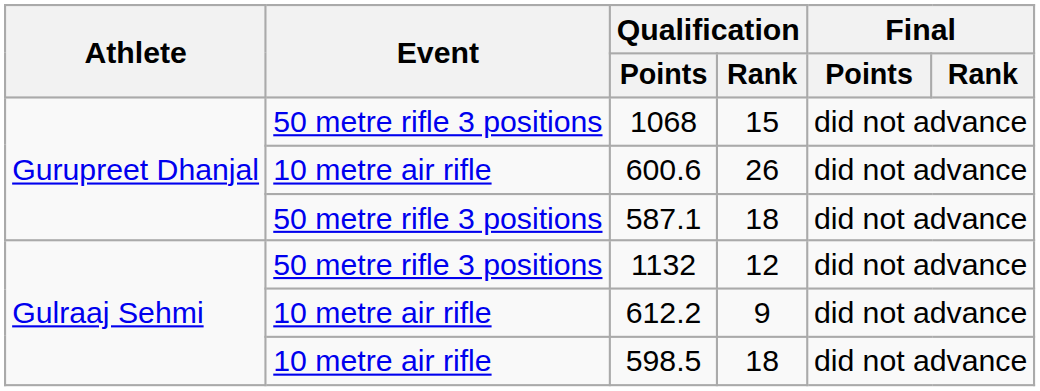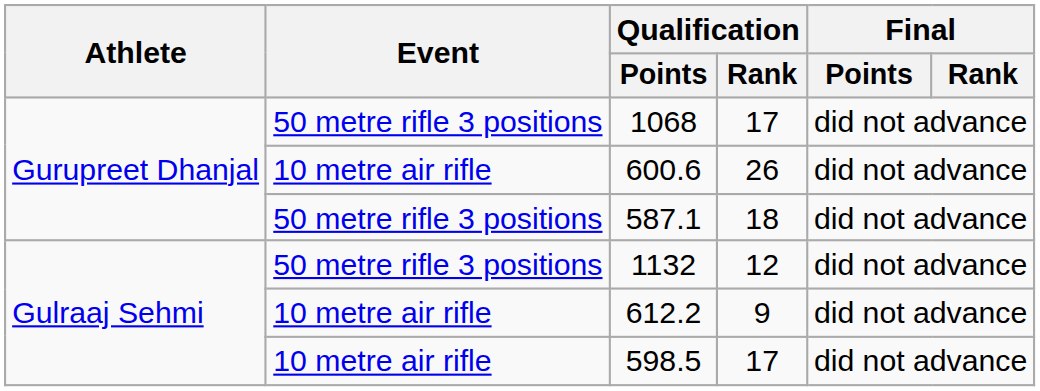(762, 122) 15 -> (762, 122) 17
(762, 361) 18 -> (762, 361) 17
